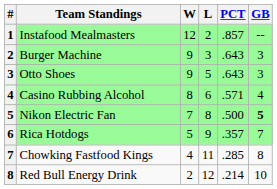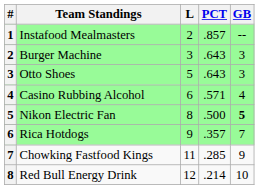- column: (190, 14)
(260, 154) 8 -> (242, 154) 9
